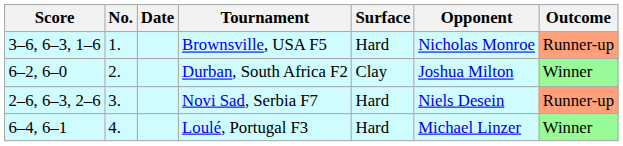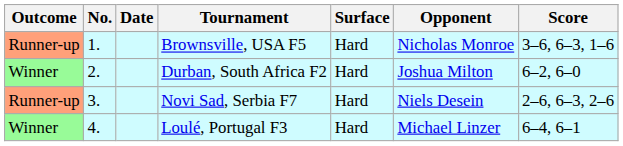columns swapped: (578, 17) <-> (55, 17)
(371, 72) Clay -> (351, 72) Hard
